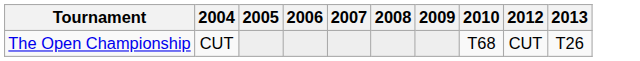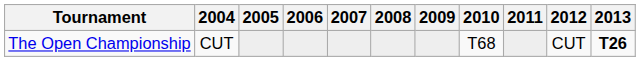+ column: (525, 18)
(570, 44) normal -> (613, 44) bold
